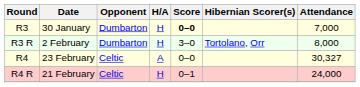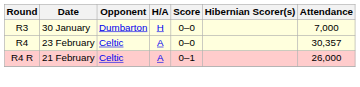(187, 27) bold -> (187, 27) normal
- row: (22, 43)
(326, 58) 30,327 -> (326, 43) 30,357
(160, 74) H -> (160, 58) A
(326, 74) 24,000 -> (326, 58) 26,000
